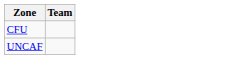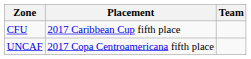+ column: (131, 12)
